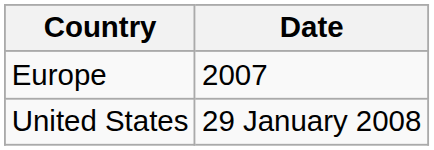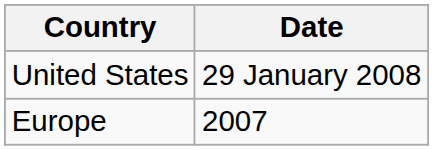rows swapped: (59, 74) <-> (100, 121)
